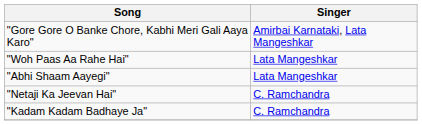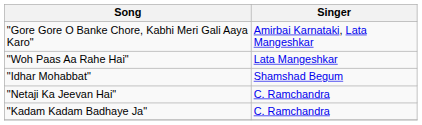- row: (58, 77)
+ row: (49, 77)
